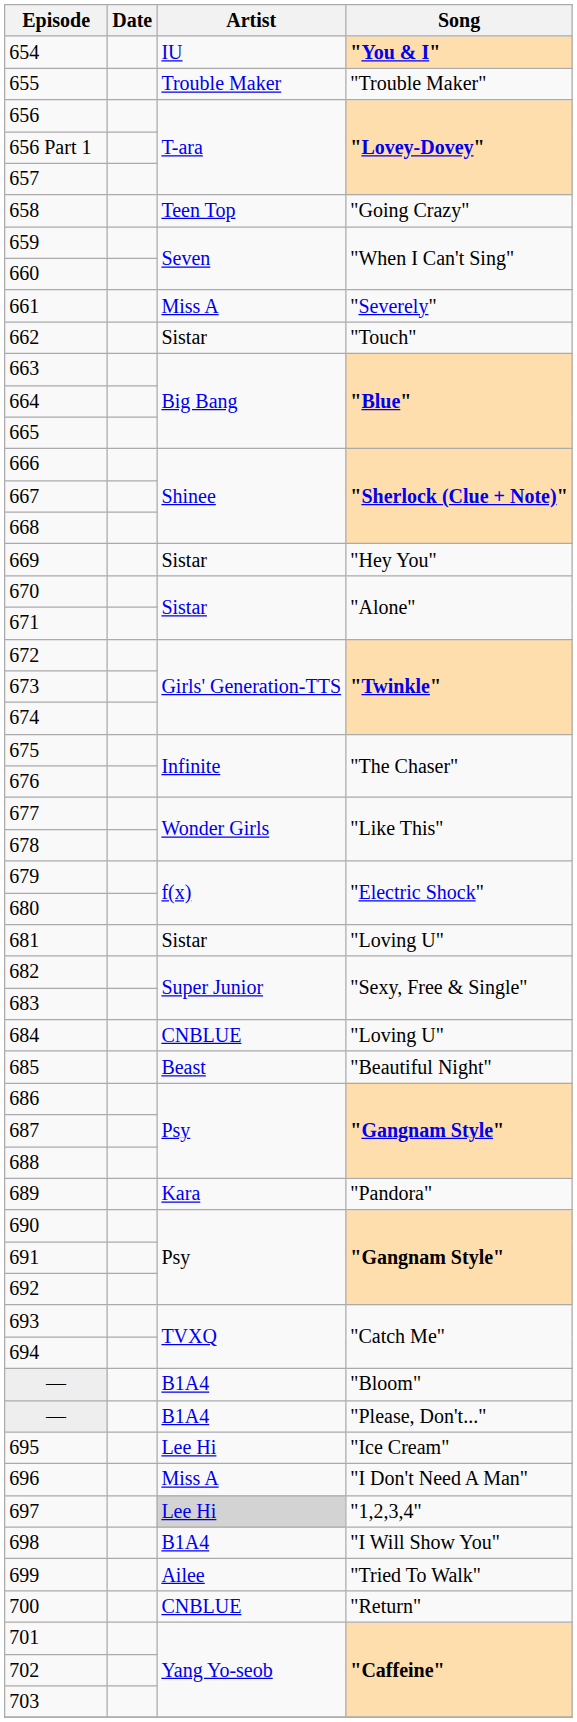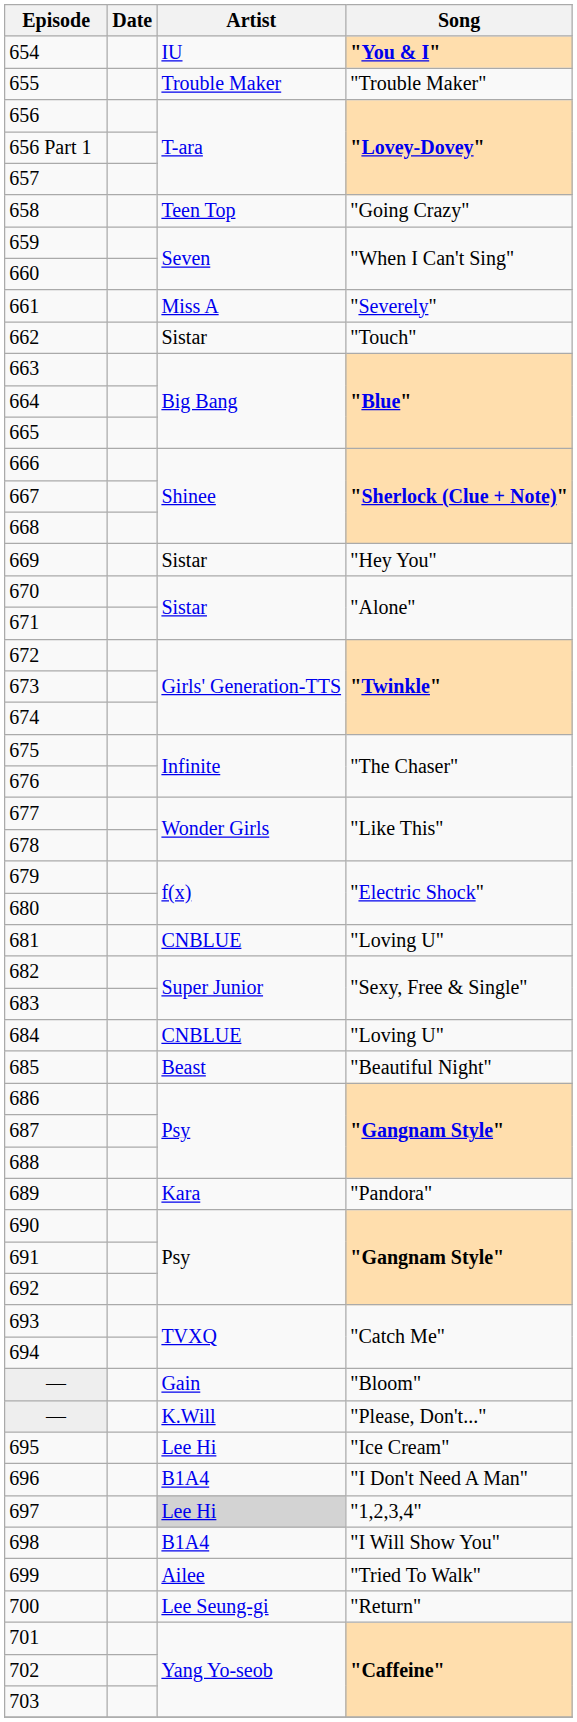(184, 940) Sistar -> (201, 940) CNBLUE
(185, 1384) B1A4 -> (181, 1384) Gain
(185, 1415) B1A4 -> (189, 1415) K.Will
(190, 1479) Miss A -> (185, 1479) B1A4
(201, 1606) CNBLUE -> (215, 1606) Lee Seung-gi
